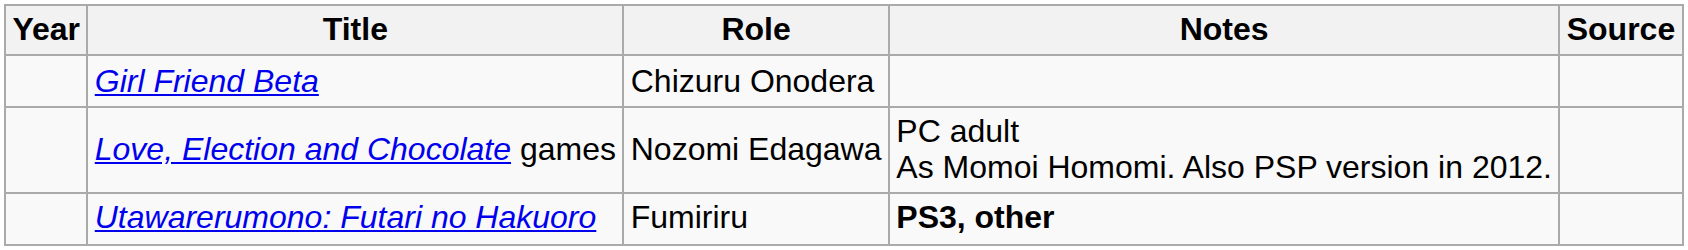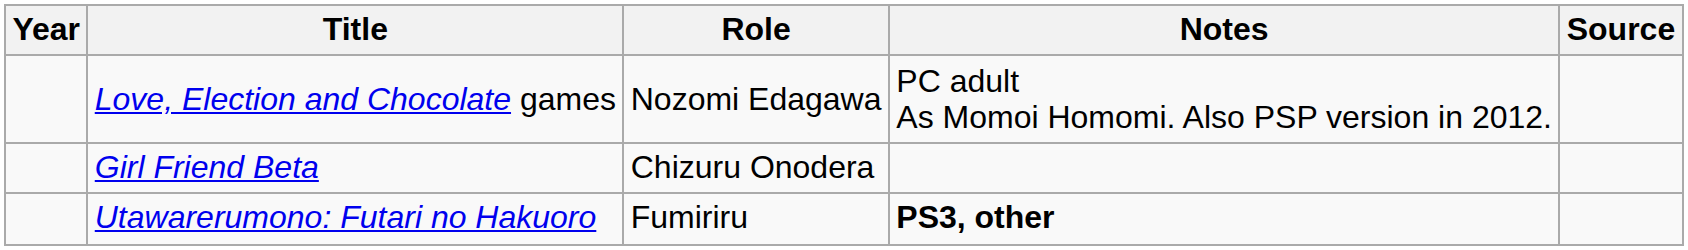rows swapped: (355, 149) <-> (207, 80)
